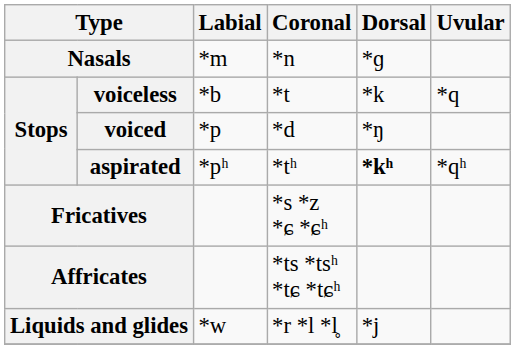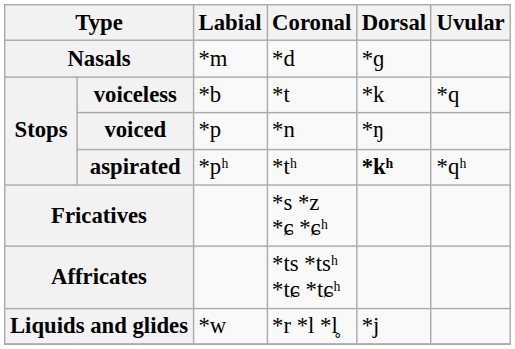(283, 58) *n -> (283, 58) *d
(283, 130) *d -> (283, 130) *n
